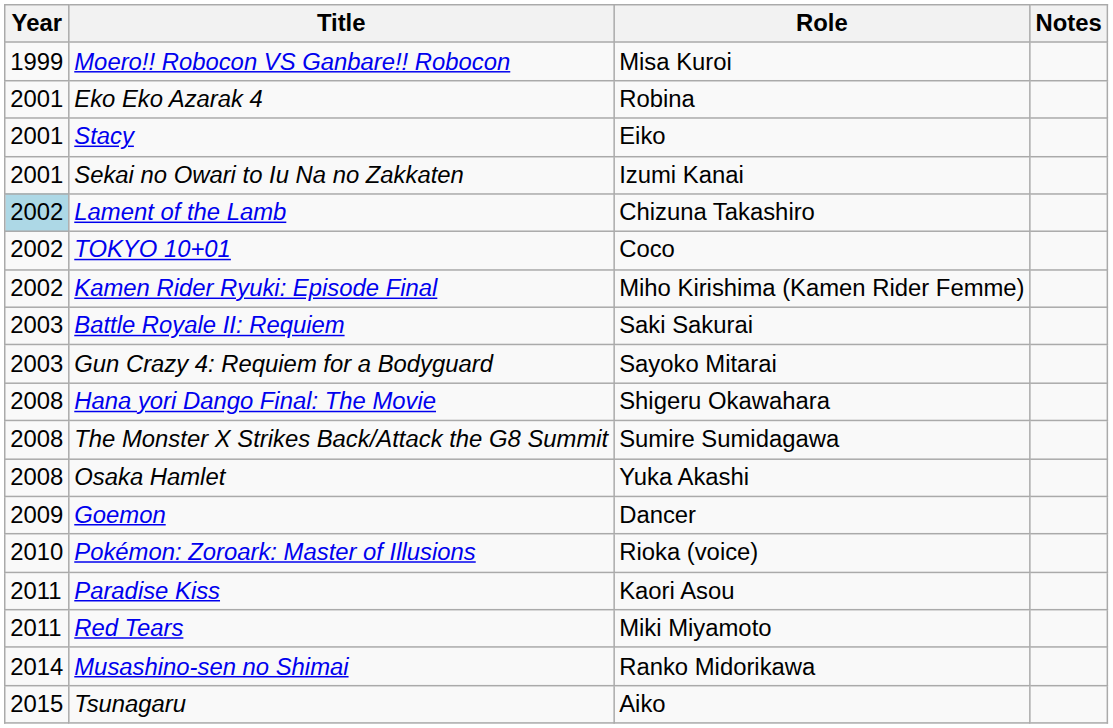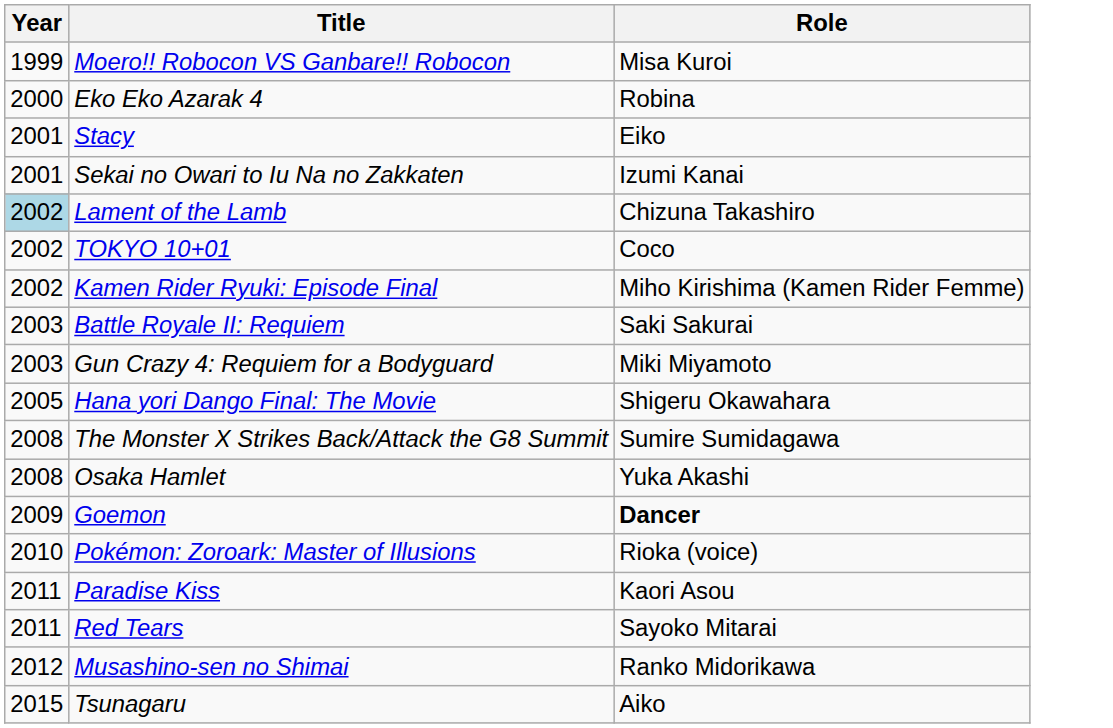- column: (1069, 23)
(37, 99) 2001 -> (37, 99) 2000
(698, 363) Sayoko Mitarai -> (695, 363) Miki Miyamoto
(37, 401) 2008 -> (37, 401) 2005
(658, 514) normal -> (660, 514) bold
(695, 628) Miki Miyamoto -> (698, 628) Sayoko Mitarai
(37, 666) 2014 -> (37, 666) 2012
